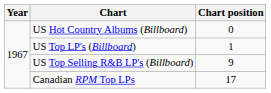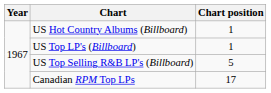(231, 29) 0 -> (231, 29) 1
(231, 63) 9 -> (231, 63) 5
